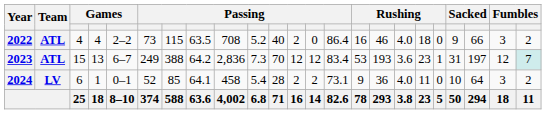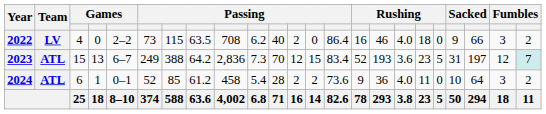(53, 39) ATL -> (53, 39) LV
(98, 39) 4 -> (98, 39) 0
(258, 39) 5.2 -> (258, 39) 6.2
(315, 59) 12 -> (315, 59) 15
(361, 59) 53 -> (361, 59) 52
(440, 59) 1 -> (440, 59) 5
(53, 79) LV -> (53, 79) ATL
(200, 79) 64.1 -> (200, 79) 61.2
(338, 79) 73.1 -> (338, 79) 73.6
